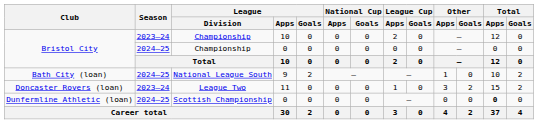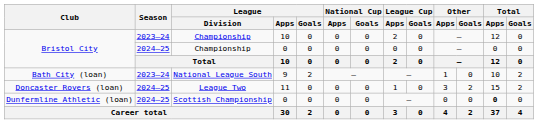(153, 74) 2024–25 -> (153, 74) 2023–24
(153, 87) 2023–24 -> (153, 87) 2024–25
